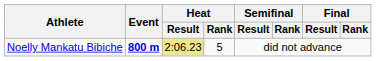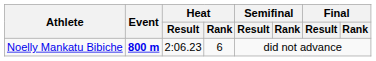(183, 48) khaki background -> (183, 48) no background
(220, 48) 5 -> (220, 48) 6
